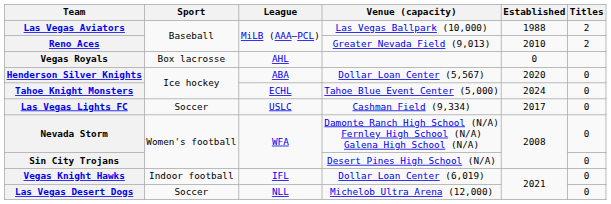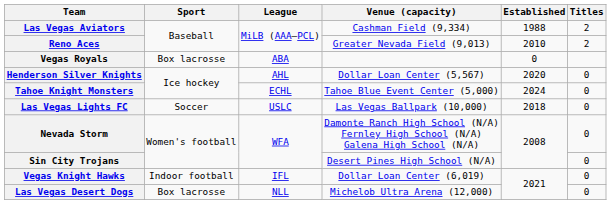(412, 28) Las Vegas Ballpark (10,000) -> (412, 28) Cashman Field (9,334)
(280, 59) AHL -> (280, 59) ABA
(280, 75) ABA -> (280, 75) AHL
(412, 106) Cashman Field (9,334) -> (412, 106) Las Vegas Ballpark (10,000)
(534, 106) 2017 -> (534, 106) 2018
(191, 192) Soccer -> (191, 192) Box lacrosse
